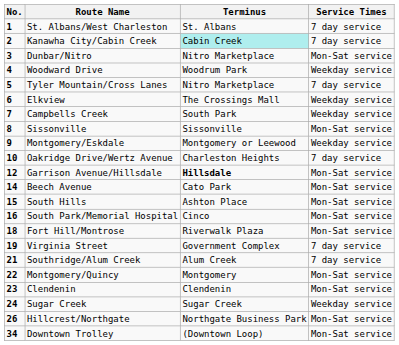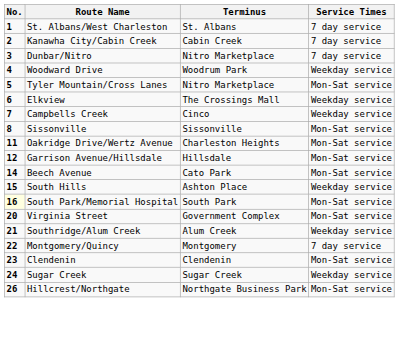(212, 41) paleturquoise background -> (212, 41) no background
(351, 56) Mon-Sat service -> (346, 56) 7 day service
(346, 85) 7 day service -> (351, 85) Mon-Sat service
(209, 114) South Park -> (196, 114) Cinco
- row: (76, 143)
(12, 158) 10 -> (12, 143) 11
(346, 158) 7 day service -> (351, 143) Mon-Sat service
(207, 172) bold -> (207, 158) normal
(351, 202) Mon-Sat service -> (351, 187) Weekday service
(12, 216) no background -> (12, 202) lightyellow background
(196, 216) Cinco -> (209, 202) South Park
- row: (76, 231)
(12, 246) 19 -> (12, 216) 20
(346, 246) 7 day service -> (351, 216) Mon-Sat service
(346, 260) 7 day service -> (351, 231) Weekday service
(351, 275) Mon-Sat service -> (346, 246) 7 day service
- row: (70, 333)
